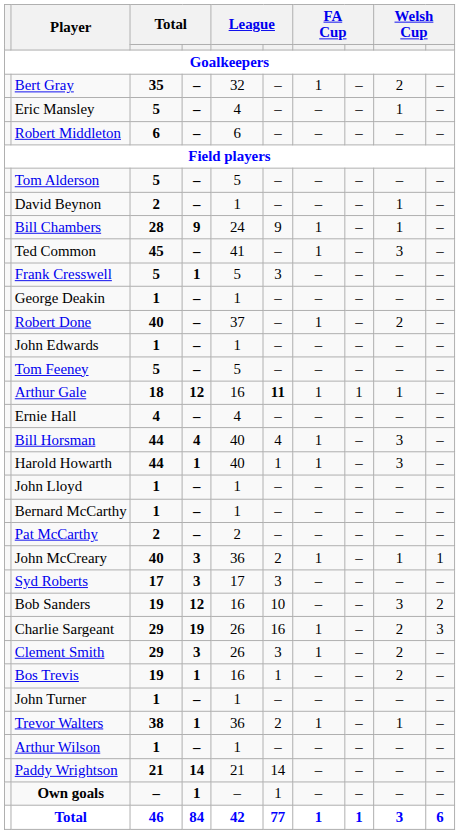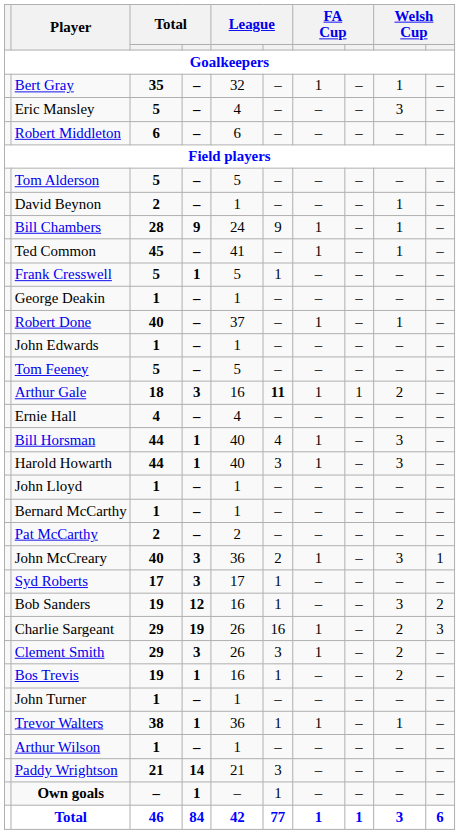(399, 85) 2 -> (399, 85) 1
(399, 109) 1 -> (399, 109) 3
(399, 251) 3 -> (399, 251) 1
(278, 274) 3 -> (278, 274) 1
(399, 321) 2 -> (399, 321) 1
(197, 392) 12 -> (197, 392) 3
(399, 392) 1 -> (399, 392) 2
(197, 439) 4 -> (197, 439) 1
(278, 463) 1 -> (278, 463) 3
(399, 557) 1 -> (399, 557) 3
(278, 581) 3 -> (278, 581) 1
(278, 605) 10 -> (278, 605) 1
(278, 723) 2 -> (278, 723) 1
(278, 770) 14 -> (278, 770) 3
